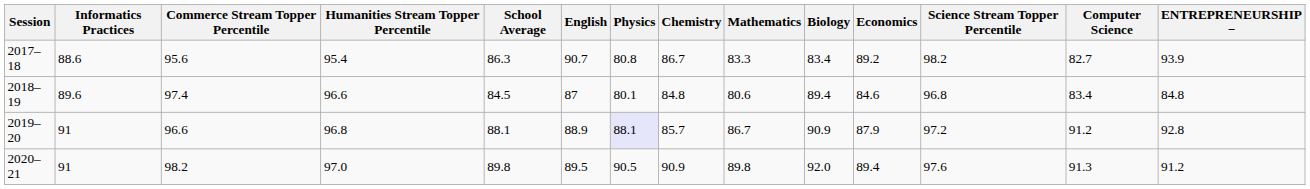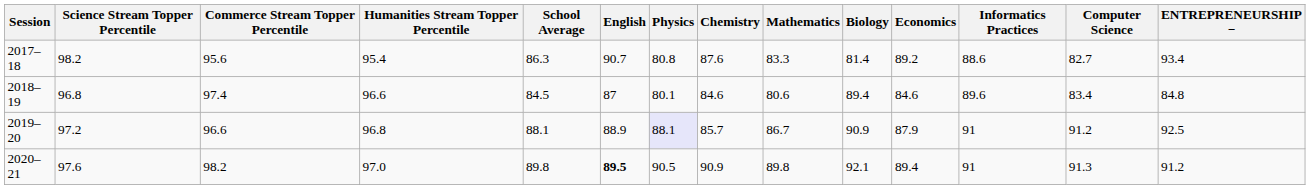columns swapped: (993, 22) <-> (108, 22)
(673, 58) 86.7 -> (712, 58) 87.6
(819, 58) 83.4 -> (858, 58) 81.4
(1173, 58) 93.9 -> (1173, 58) 93.4
(673, 94) 84.8 -> (712, 94) 84.6
(1173, 130) 92.8 -> (1173, 130) 92.5
(576, 166) normal -> (615, 166) bold
(819, 166) 92.0 -> (858, 166) 92.1
